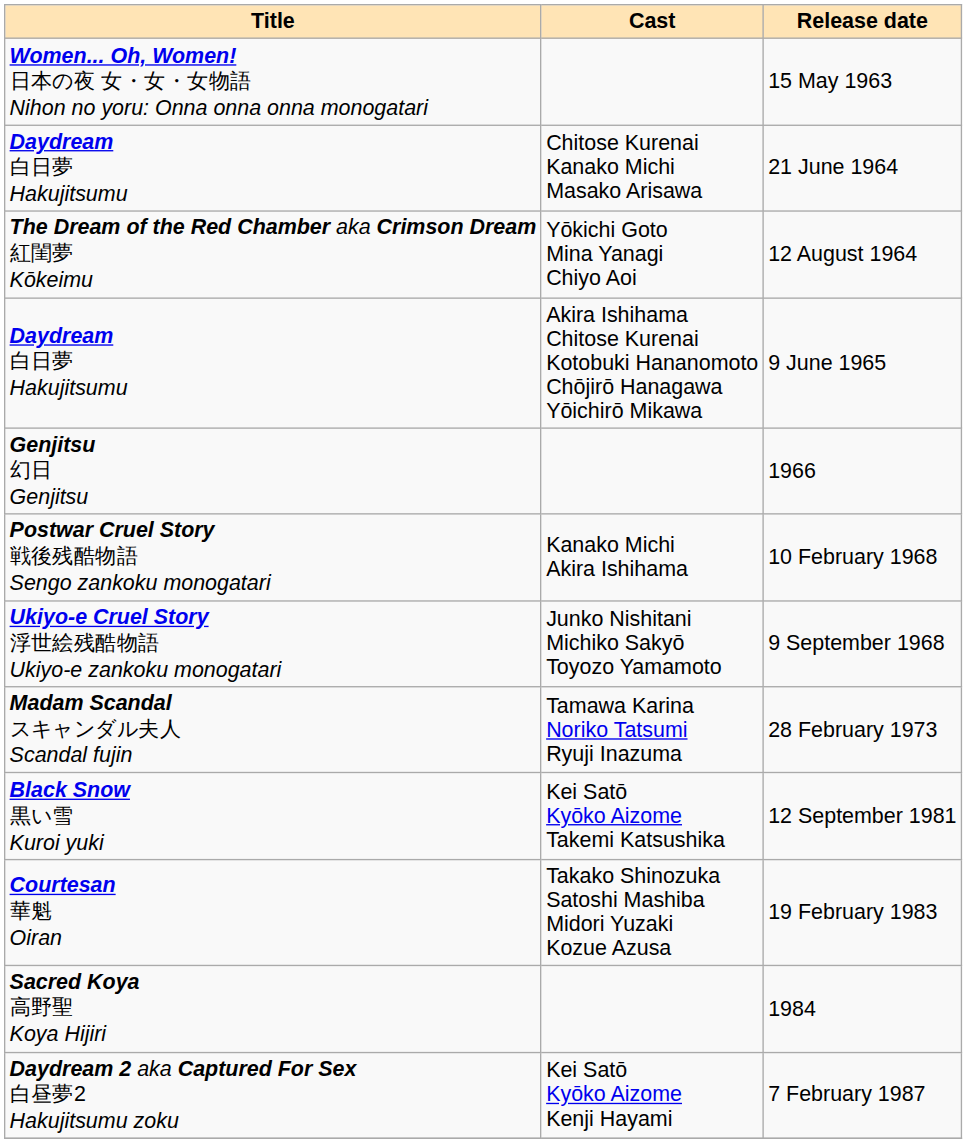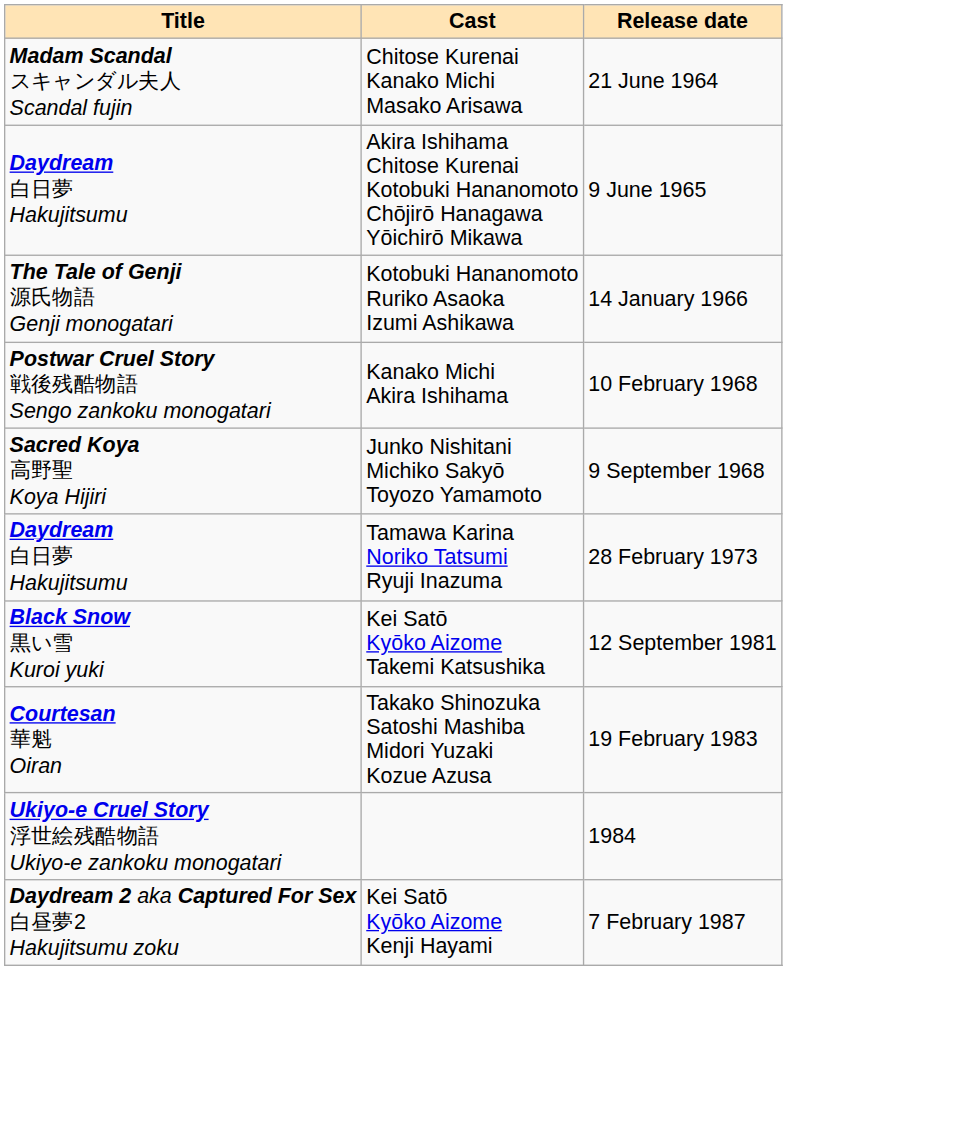- row: (830, 81)
(69, 167) Daydream 白日夢 Hakujitsumu -> (95, 81) Madam Scandal スキャンダル夫人 Scandal fujin
- row: (843, 254)
+ row: (668, 298)
- row: (792, 470)
(145, 643) Ukiyo-e Cruel Story 浮世絵残酷物語 Ukiyo-e zankoku monogatari -> (75, 470) Sacred Koya 高野聖 Koya Hijiri
(95, 729) Madam Scandal スキャンダル夫人 Scandal fujin -> (69, 557) Daydream 白日夢 Hakujitsumu
(75, 1008) Sacred Koya 高野聖 Koya Hijiri -> (145, 836) Ukiyo-e Cruel Story 浮世絵残酷物語 Ukiyo-e zankoku monogatari
